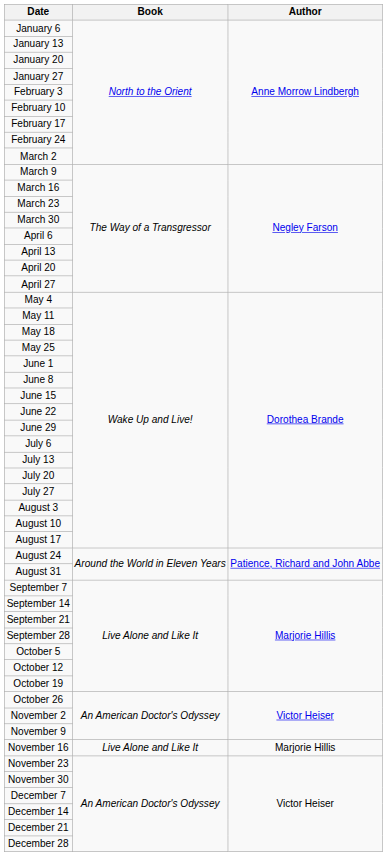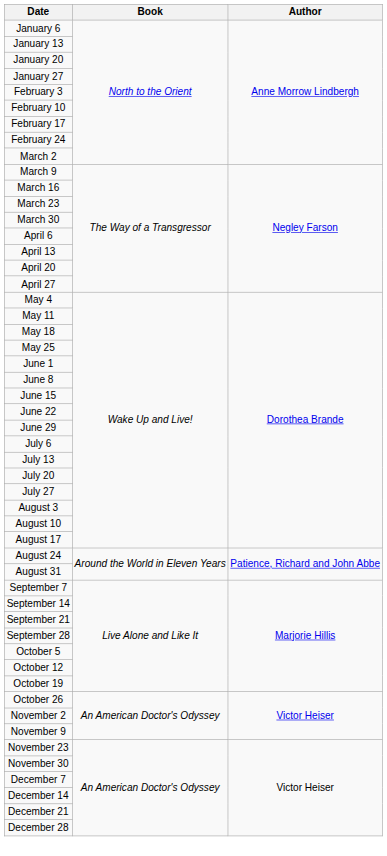- row: (38, 747)
